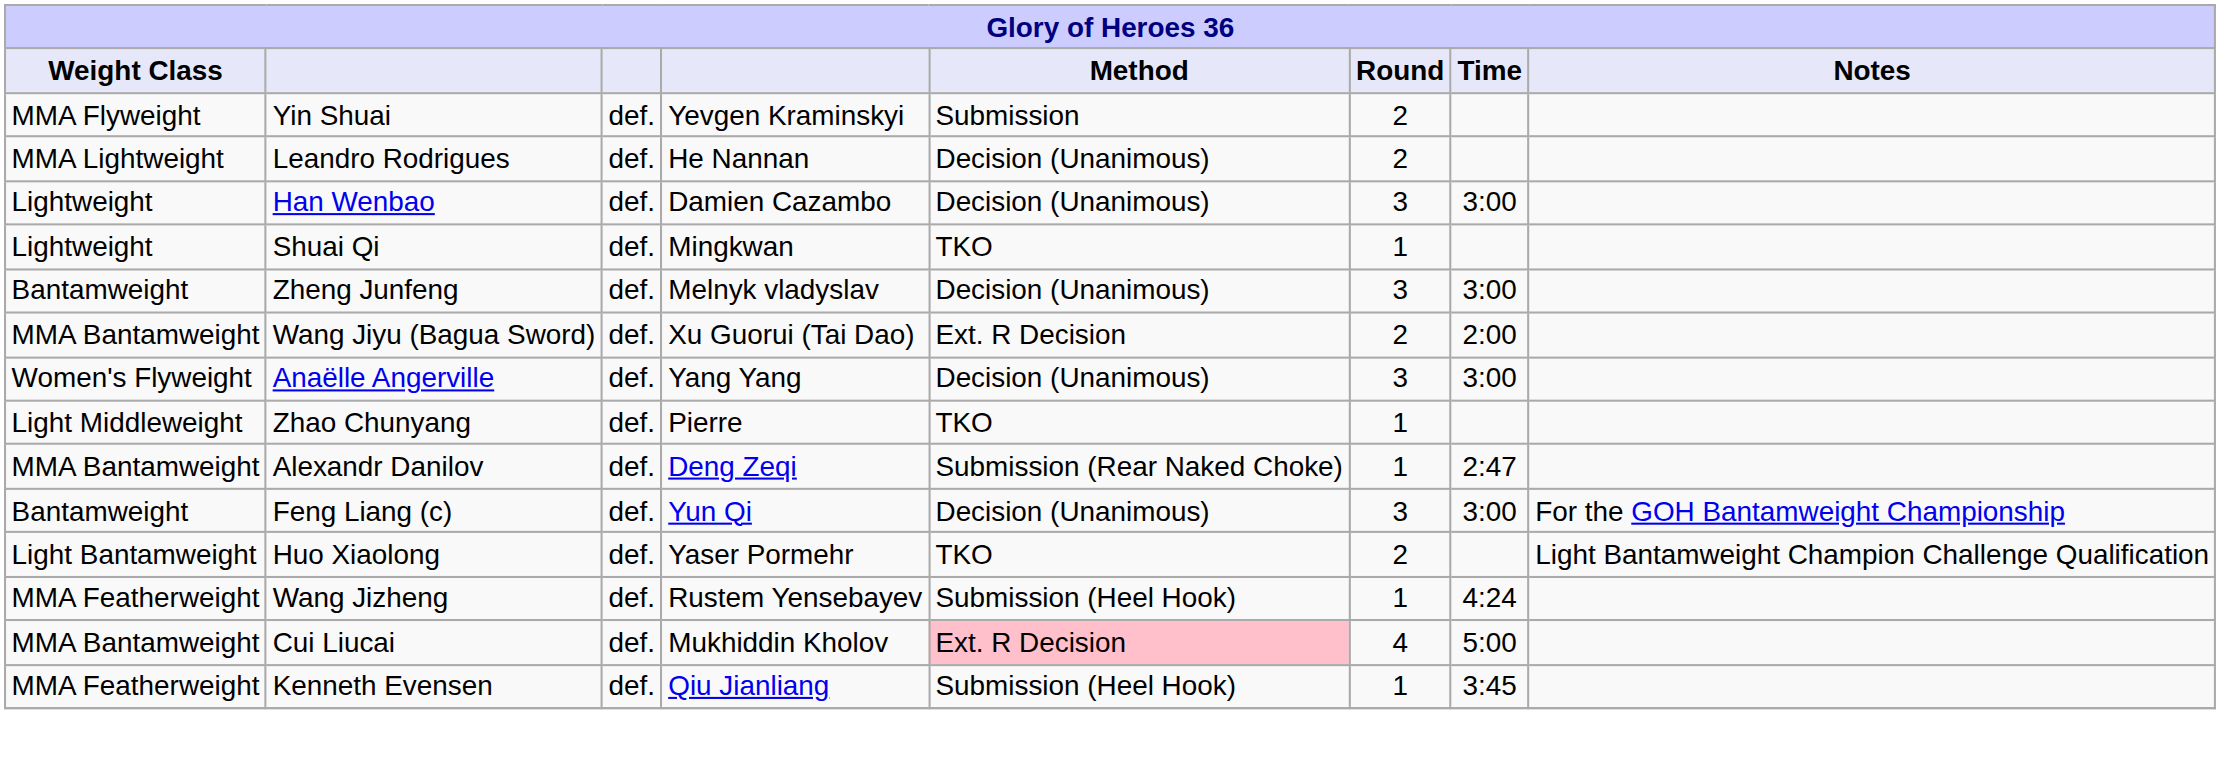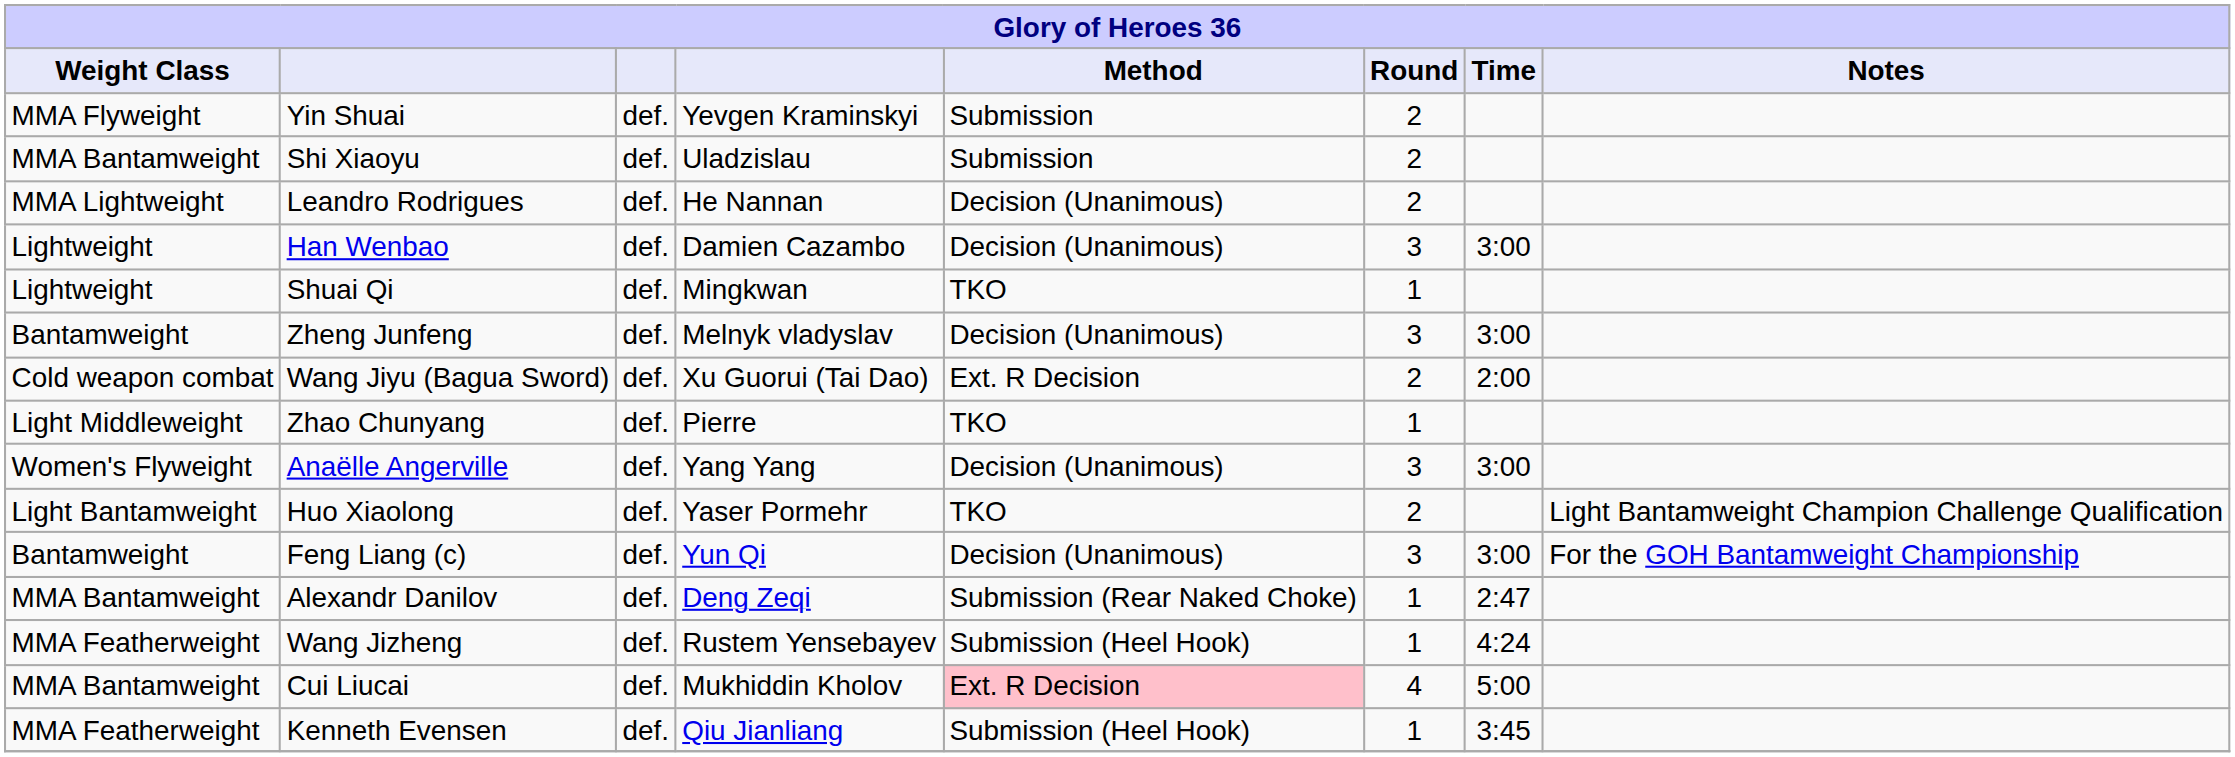+ row: (353, 158)
(136, 334) MMA Bantamweight -> (143, 378) Cold weapon combat
rows swapped: (383, 378) <-> (372, 422)
rows swapped: (356, 554) <-> (378, 466)
